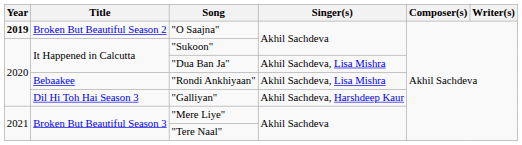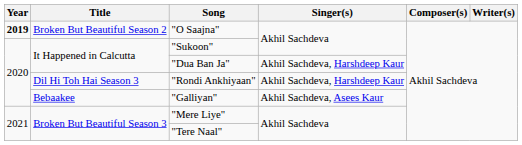(323, 64) Akhil Sachdeva, Lisa Mishra -> (332, 64) Akhil Sachdeva, Harshdeep Kaur
(54, 81) Bebaakee -> (86, 81) Dil Hi Toh Hai Season 3
(323, 81) Akhil Sachdeva, Lisa Mishra -> (332, 81) Akhil Sachdeva, Harshdeep Kaur
(86, 98) Dil Hi Toh Hai Season 3 -> (54, 98) Bebaakee
(332, 98) Akhil Sachdeva, Harshdeep Kaur -> (322, 98) Akhil Sachdeva, Asees Kaur
